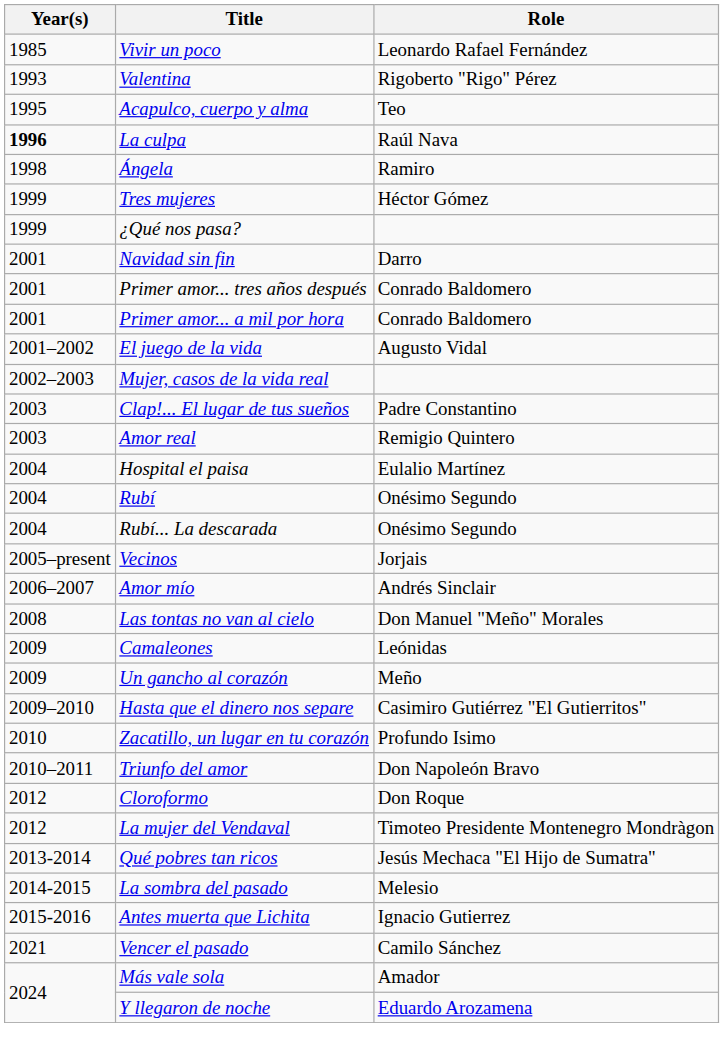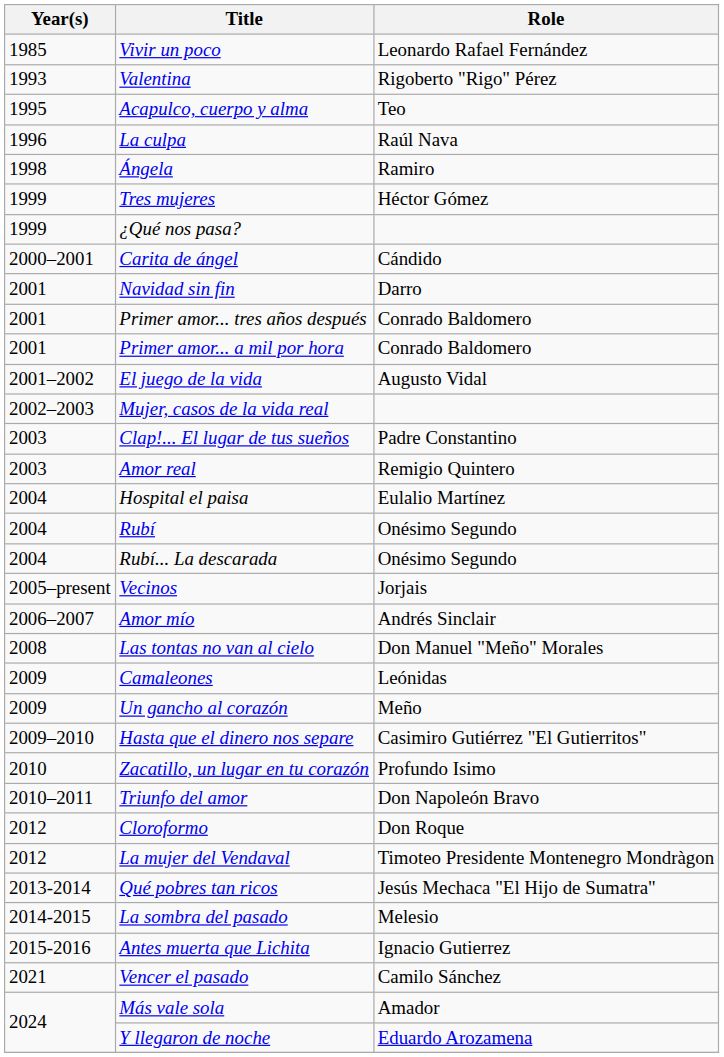(28, 139) bold -> (28, 139) normal
+ row: (179, 259)
